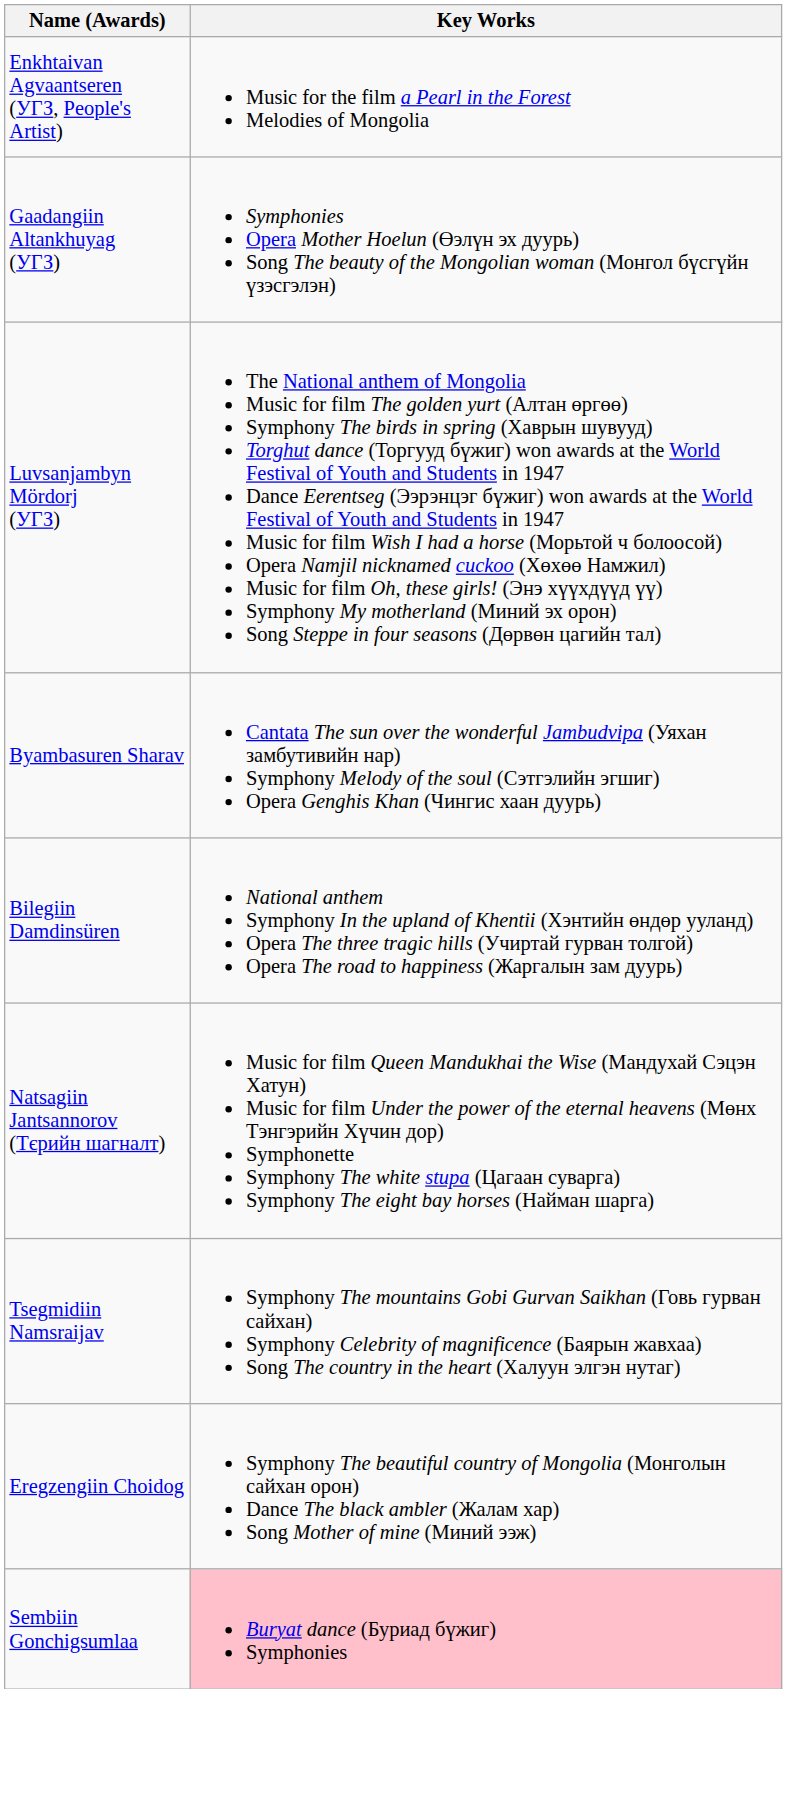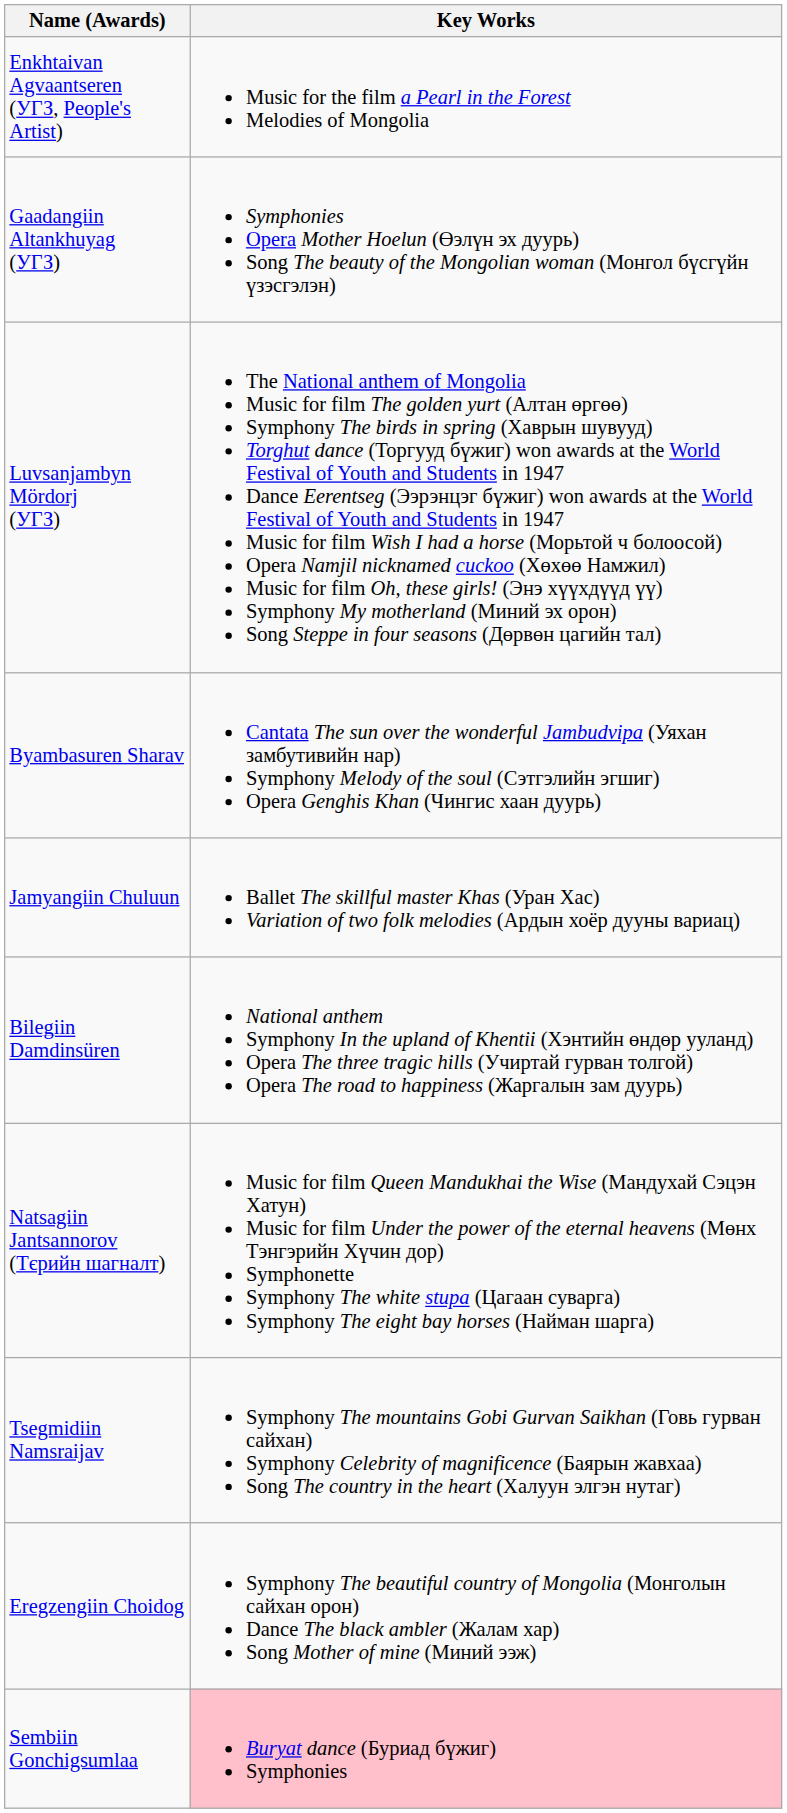+ row: (94, 897)
